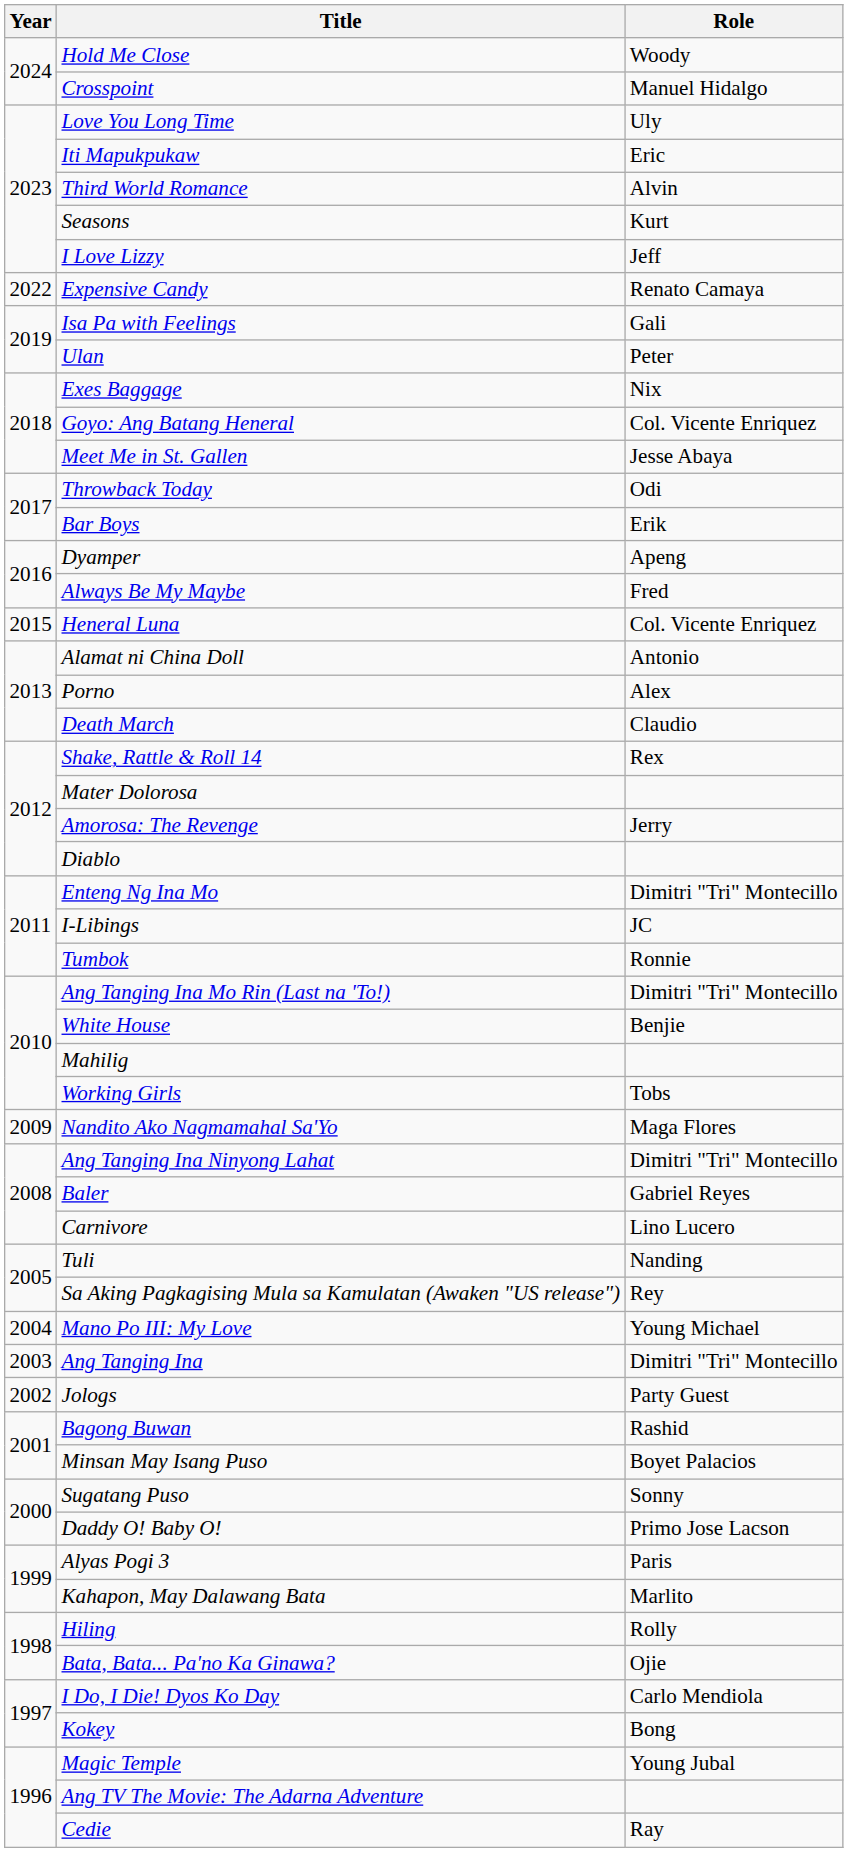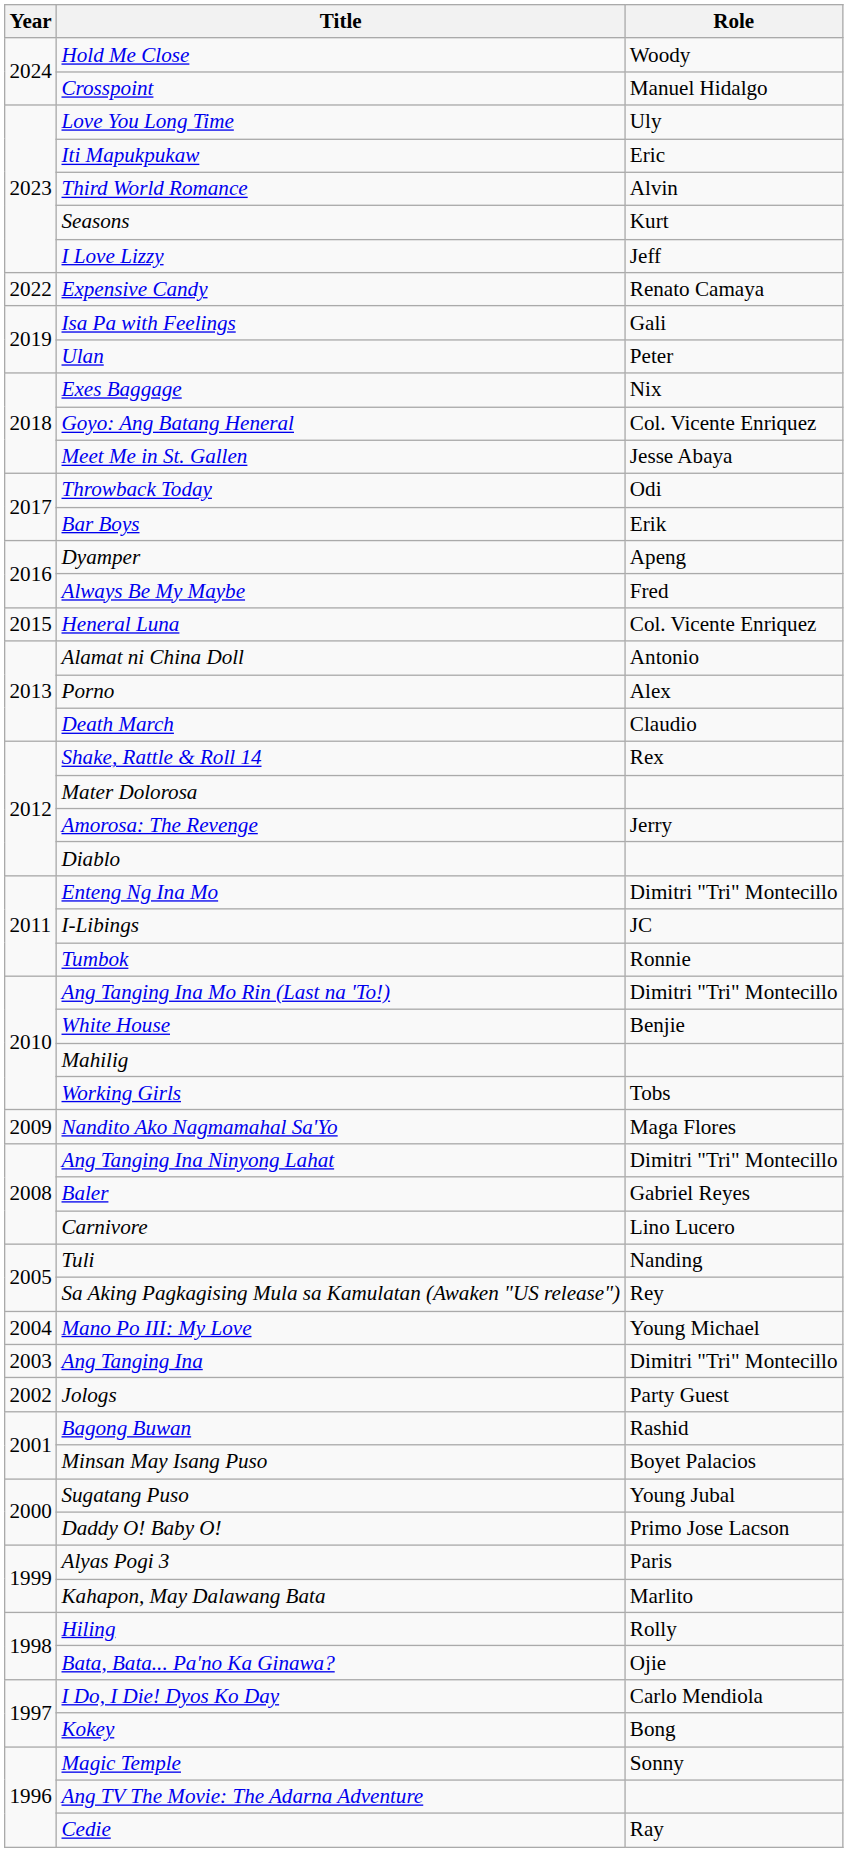(657, 1495) Sonny -> (682, 1495) Young Jubal
(682, 1762) Young Jubal -> (657, 1762) Sonny
